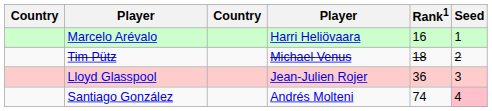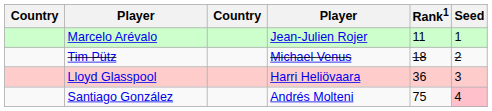(315, 37) Harri Heliövaara -> (319, 37) Jean-Julien Rojer
(419, 37) 16 -> (419, 37) 11
(319, 77) Jean-Julien Rojer -> (315, 77) Harri Heliövaara
(419, 96) 74 -> (419, 96) 75
